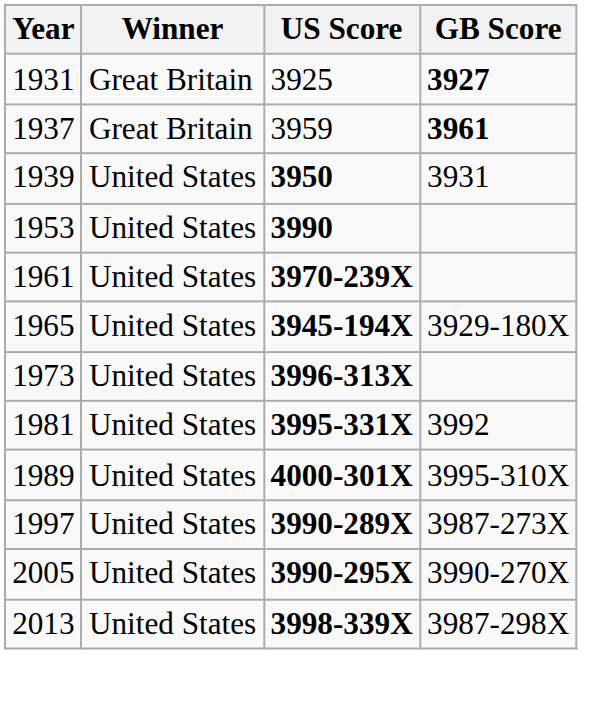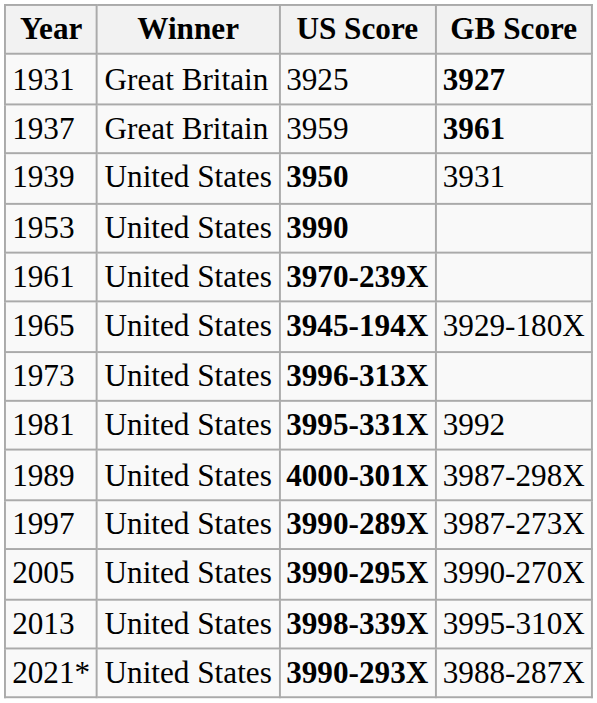(498, 474) 3995-310X -> (514, 474) 3987-298X
(498, 623) 3987-298X -> (514, 623) 3995-310X
+ row: (51, 672)
